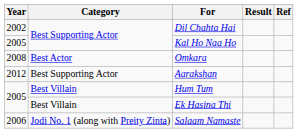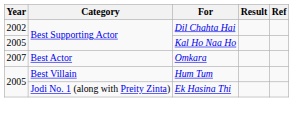(16, 58) 2008 -> (16, 58) 2007
- row: (196, 74)
(54, 105) Best Villain -> (100, 89) Jodi No. 1 (along with Preity Zinta)
- row: (208, 120)
